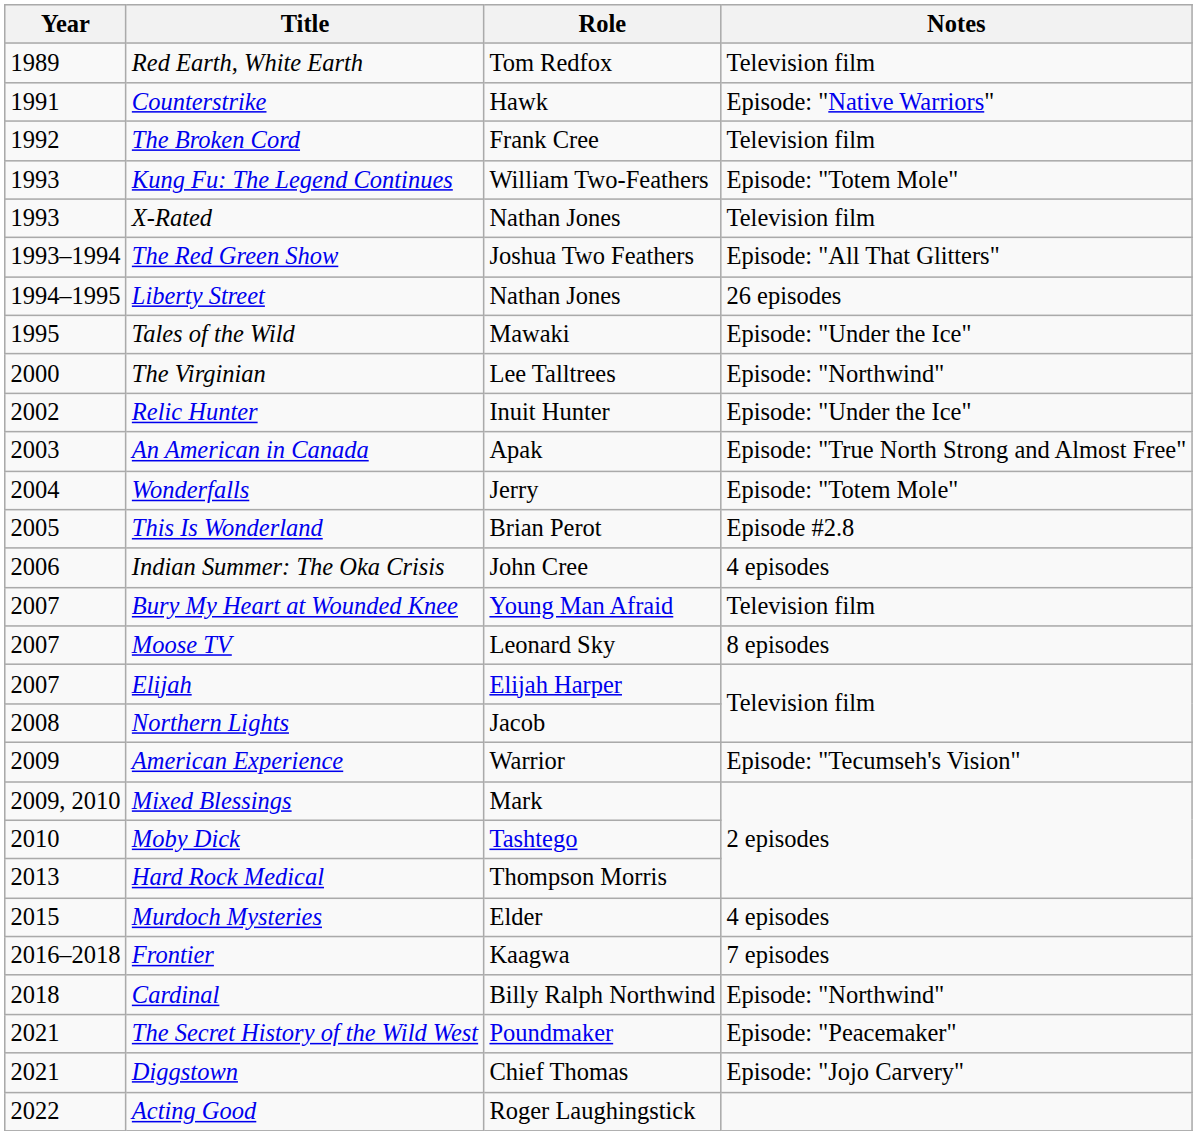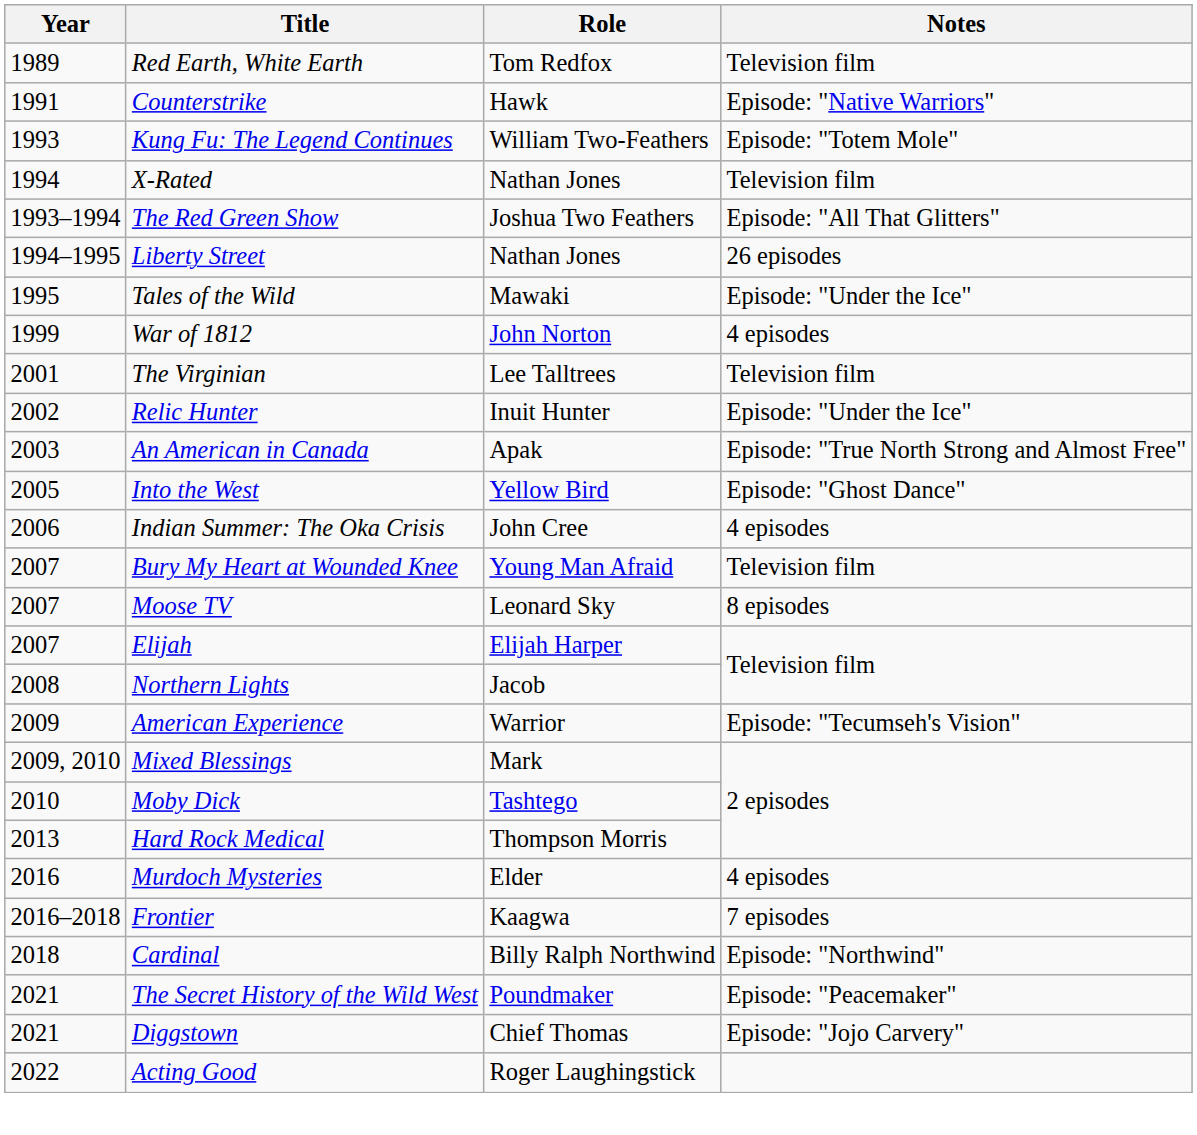- row: (216, 140)
(35, 218) 1993 -> (35, 179) 1994
+ row: (192, 334)
(35, 373) 2000 -> (35, 373) 2001
(835, 373) Episode: "Northwind" -> (801, 373) Television film
- row: (191, 489)
- row: (227, 528)
+ row: (195, 489)
(35, 916) 2015 -> (35, 878) 2016
